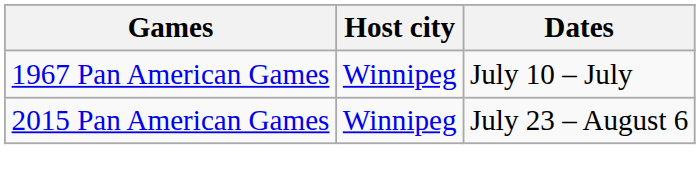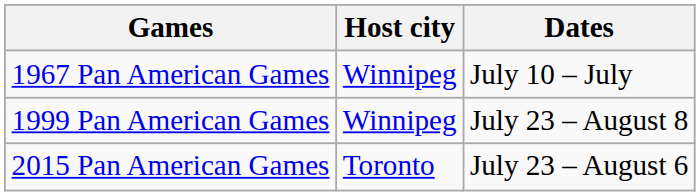+ row: (171, 119)
(400, 119) Winnipeg -> (389, 166) Toronto
